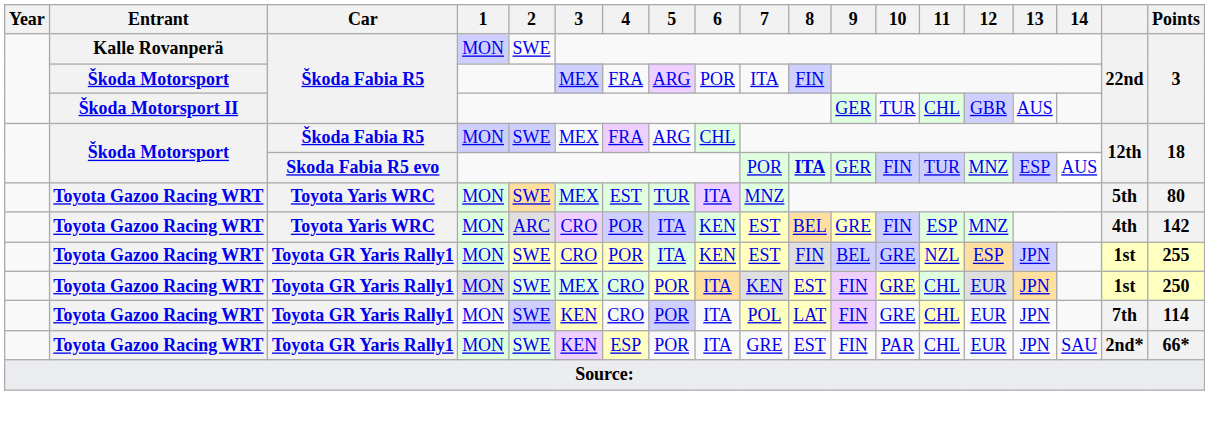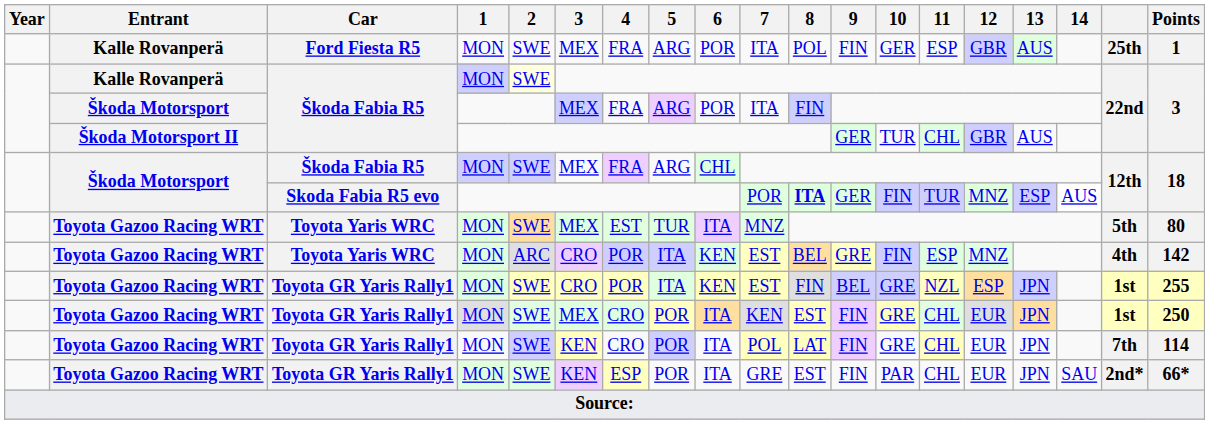+ row: (158, 48)
(531, 48) no background -> (531, 78) lightyellow background
